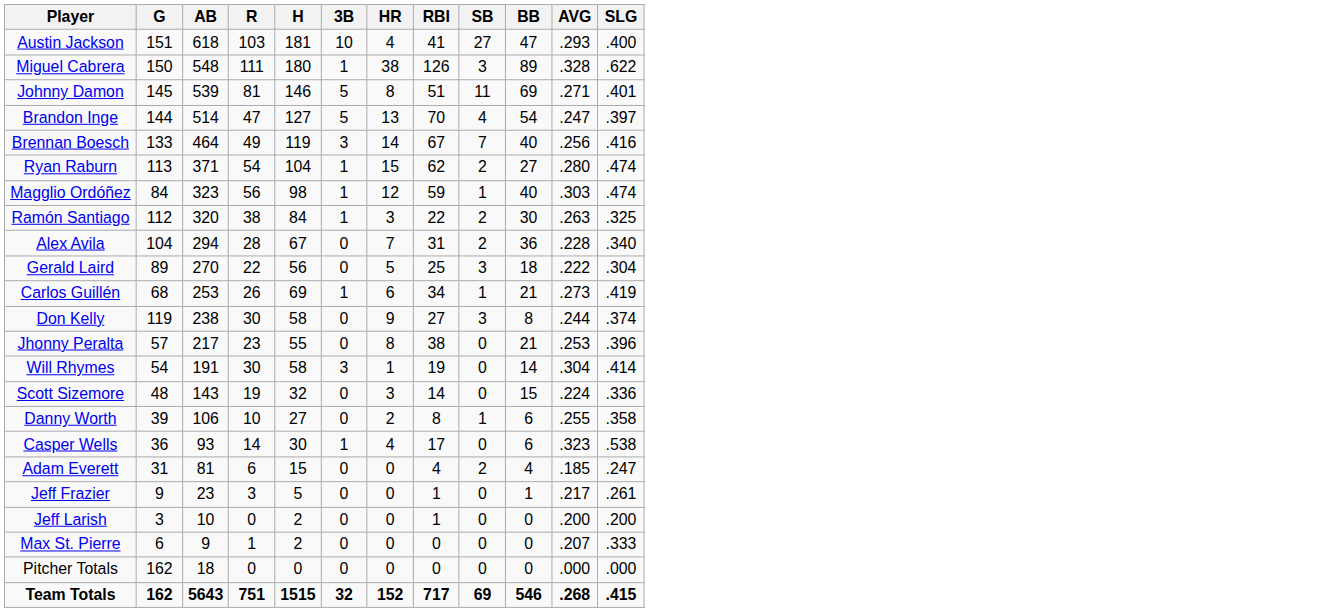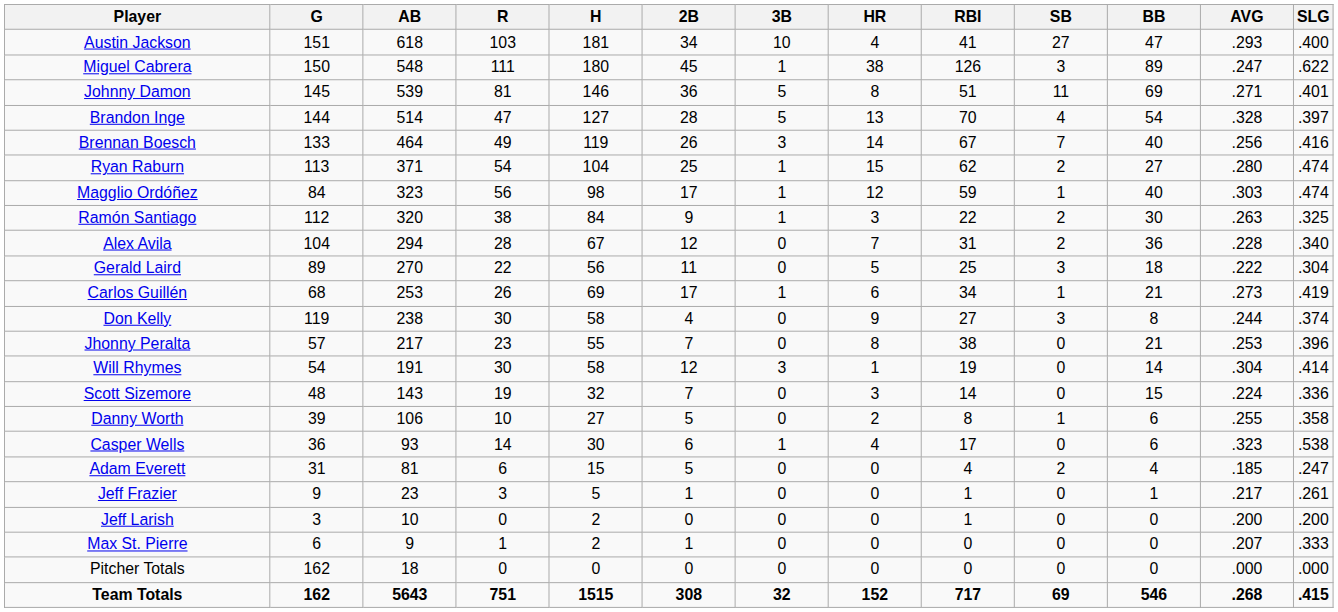+ column: (689, 17)
(575, 67) .328 -> (1247, 67) .247
(575, 117) .247 -> (1247, 117) .328
